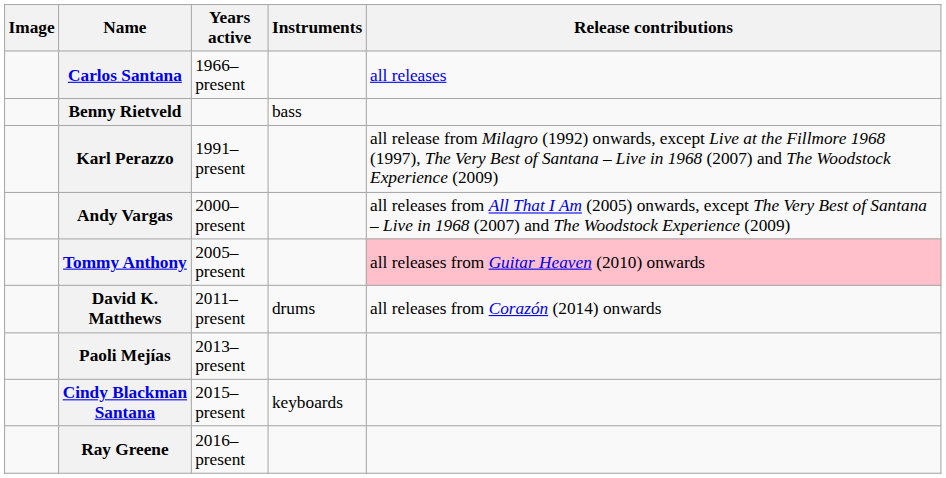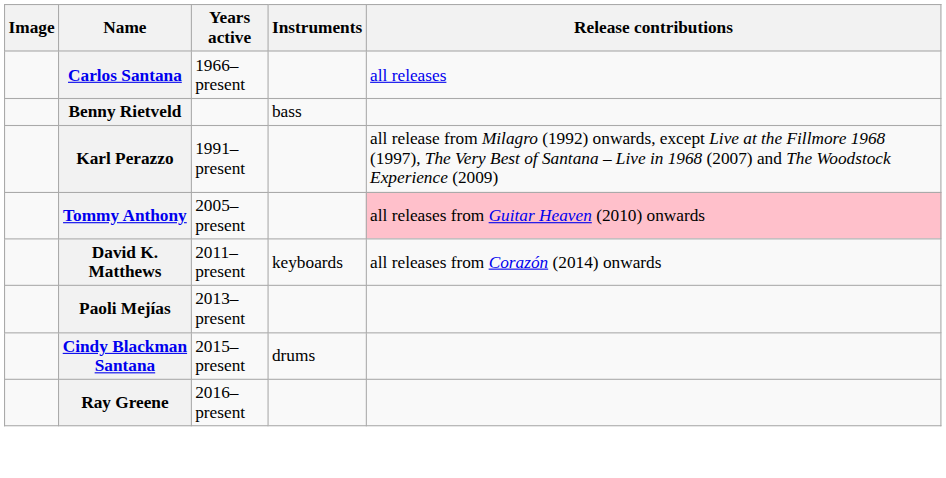- row: (125, 215)
(294, 308) drums -> (307, 262) keyboards
(307, 402) keyboards -> (294, 355) drums
